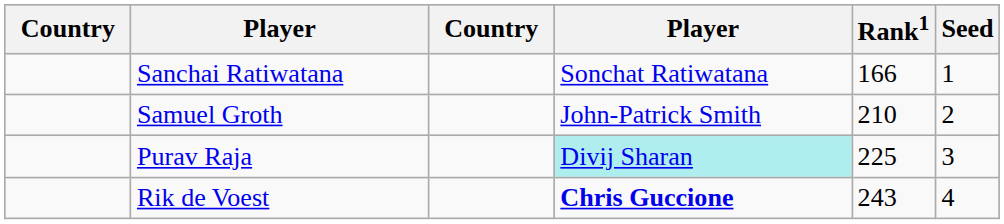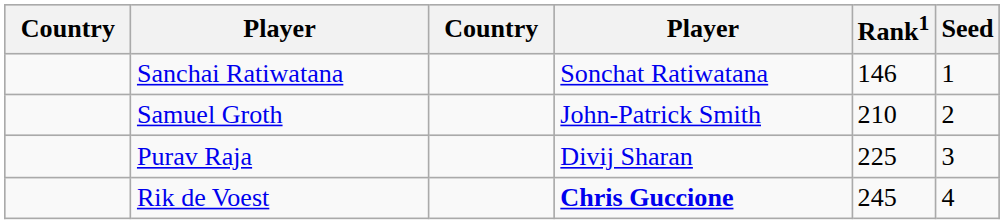(877, 73) 166 -> (877, 73) 146
(627, 156) paleturquoise background -> (627, 156) no background
(877, 197) 243 -> (877, 197) 245
